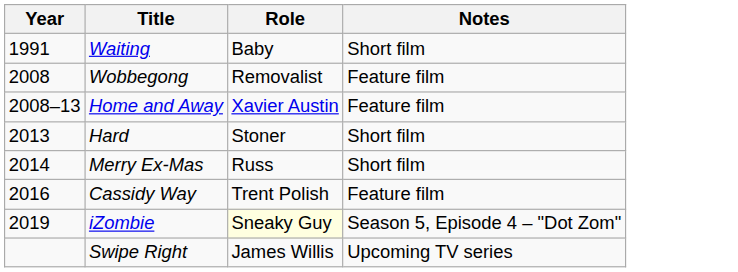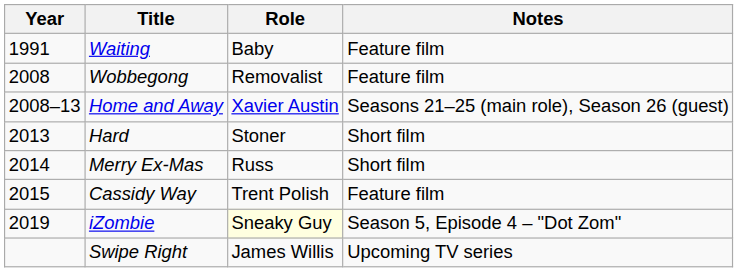(386, 48) Short film -> (396, 48) Feature film
(396, 106) Feature film -> (538, 106) Seasons 21–25 (main role), Season 26 (guest)
(29, 194) 2016 -> (29, 194) 2015
